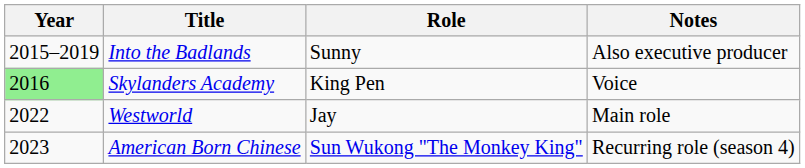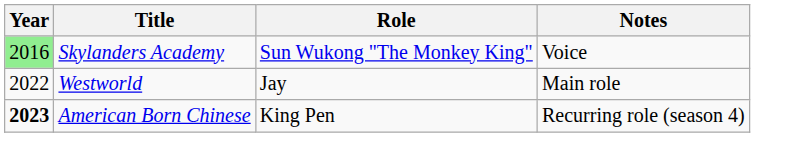- row: (180, 52)
(347, 83) King Pen -> (396, 52) Sun Wukong "The Monkey King"
(29, 147) normal -> (29, 115) bold
(446, 147) Sun Wukong "The Monkey King" -> (297, 115) King Pen
